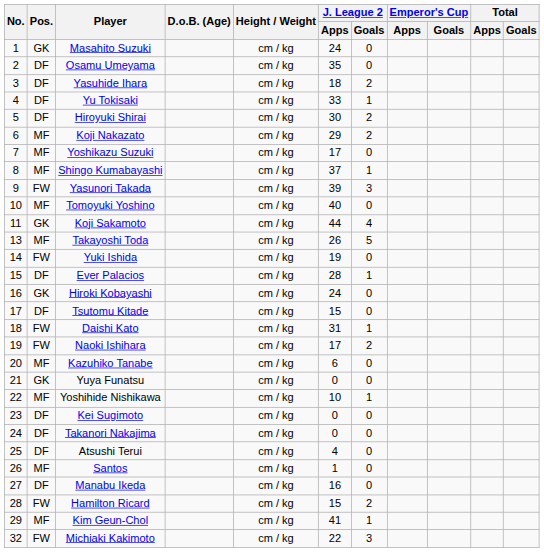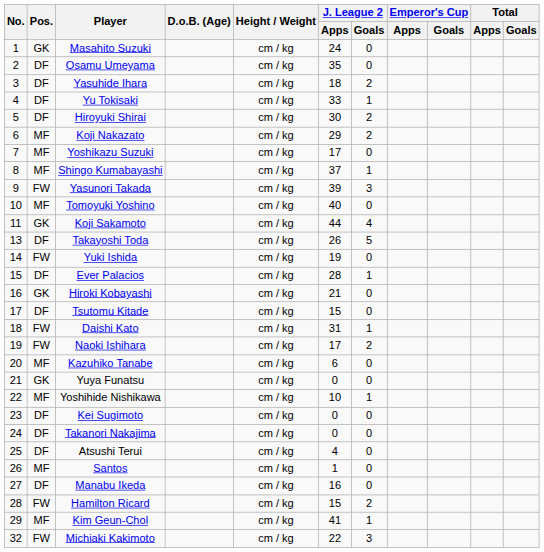(41, 240) MF -> (41, 240) DF
(335, 293) 24 -> (335, 293) 21
